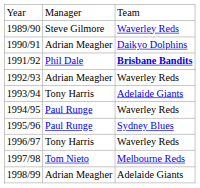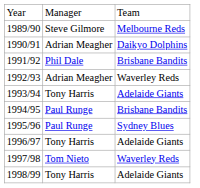(148, 28) Waverley Reds -> (151, 28) Melbourne Reds
(155, 61) bold -> (152, 61) normal
(148, 110) Waverley Reds -> (152, 110) Brisbane Bandits
(148, 142) Waverley Reds -> (150, 142) Adelaide Giants
(151, 158) Melbourne Reds -> (148, 158) Waverley Reds
(79, 175) Adrian Meagher -> (69, 175) Tony Harris
